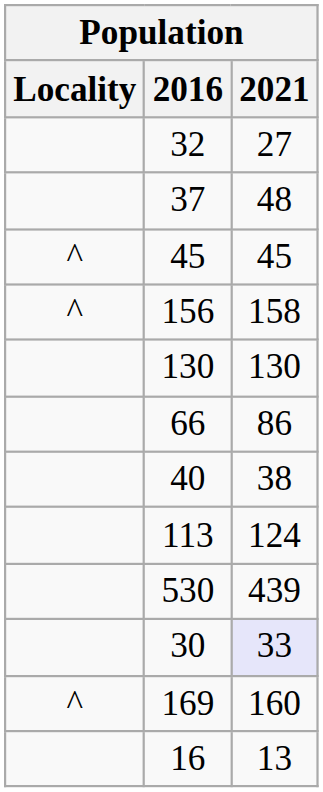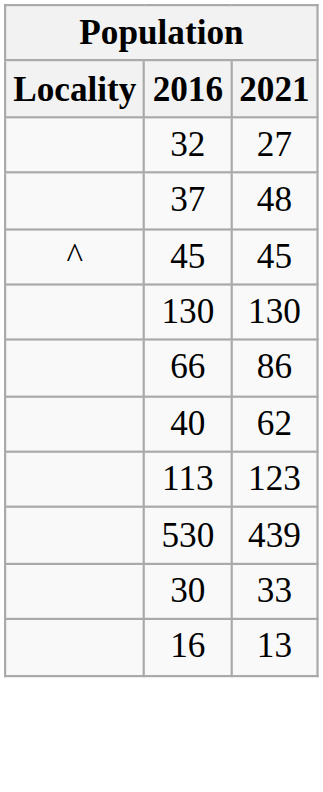- row: (188, 311)
(274, 479) 38 -> (274, 423) 62
(274, 534) 124 -> (274, 479) 123
(274, 646) lavender background -> (274, 590) no background
- row: (188, 702)
